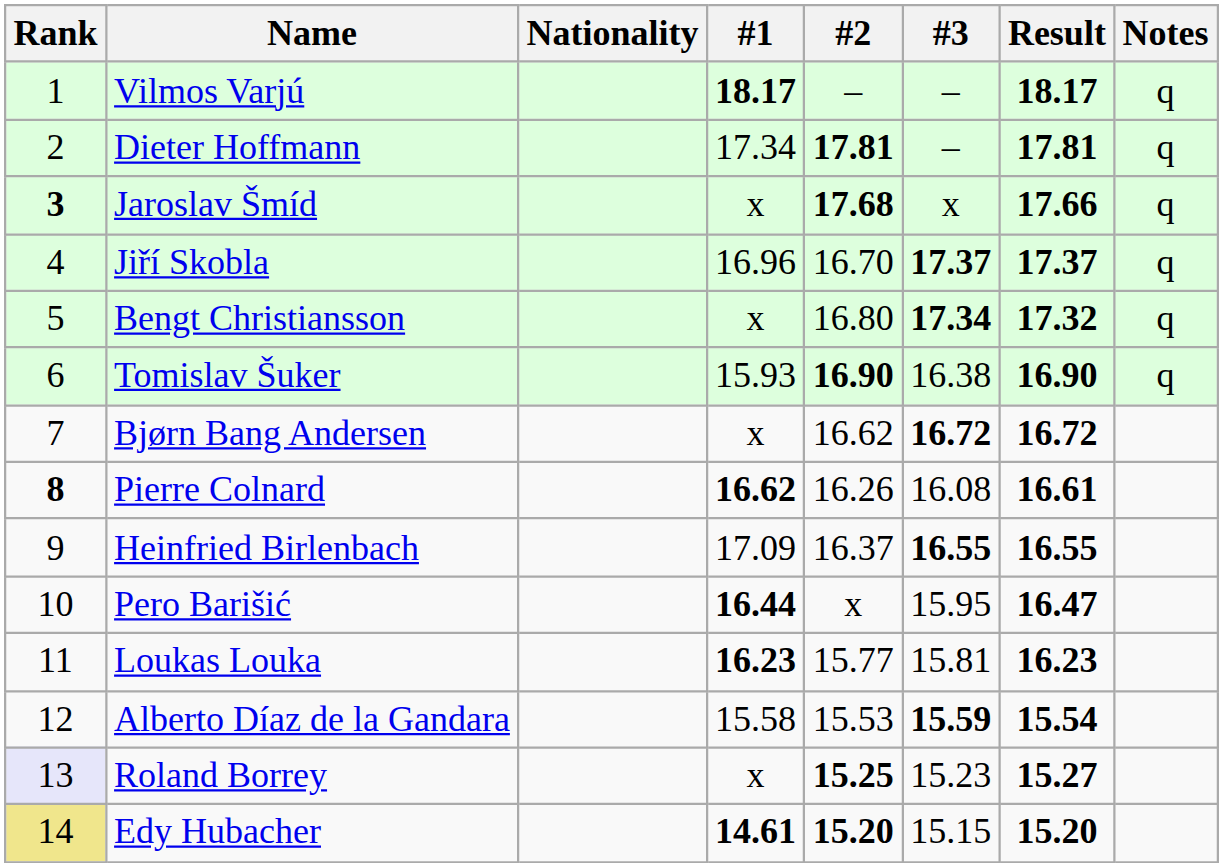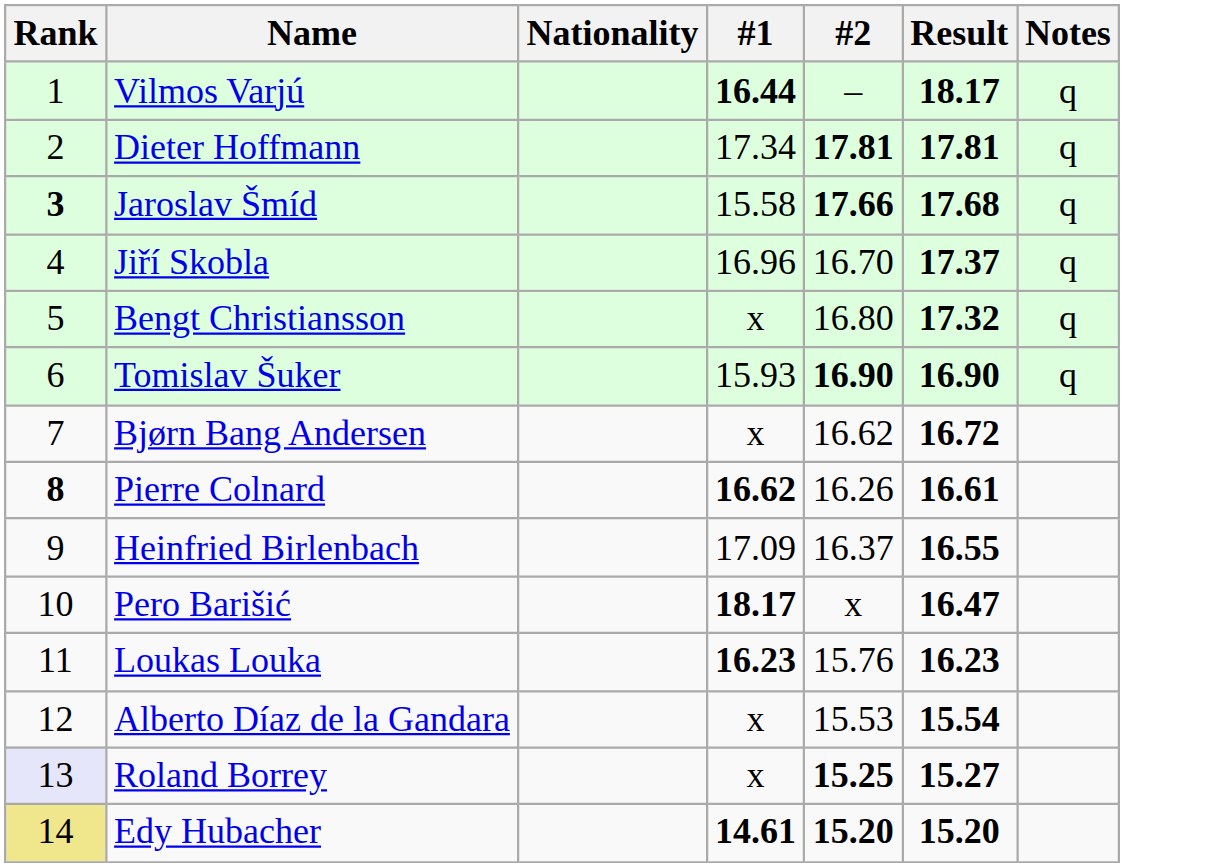- column: (951, 33)
(756, 90) 18.17 -> (756, 90) 16.44
(756, 204) x -> (756, 204) 15.58
(853, 204) 17.68 -> (853, 204) 17.66
(1057, 204) 17.66 -> (959, 204) 17.68
(756, 603) 16.44 -> (756, 603) 18.17
(853, 661) 15.77 -> (853, 661) 15.76
(756, 718) 15.58 -> (756, 718) x
